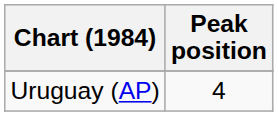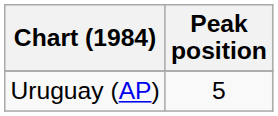(219, 90) 4 -> (219, 90) 5
